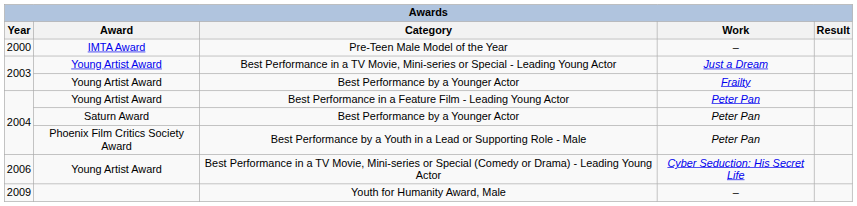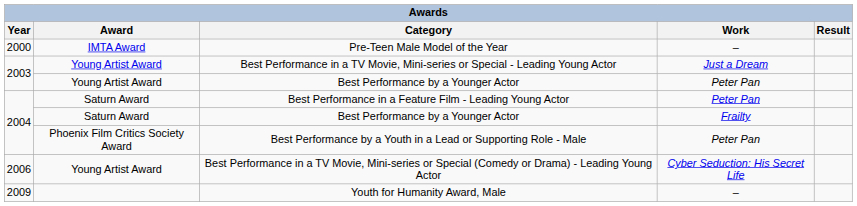(736, 82) Frailty -> (736, 82) Peter Pan
(117, 99) Young Artist Award -> (117, 99) Saturn Award
(736, 116) Peter Pan -> (736, 116) Frailty
